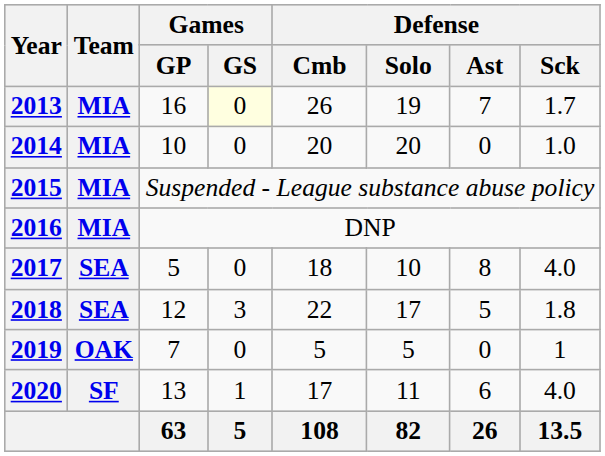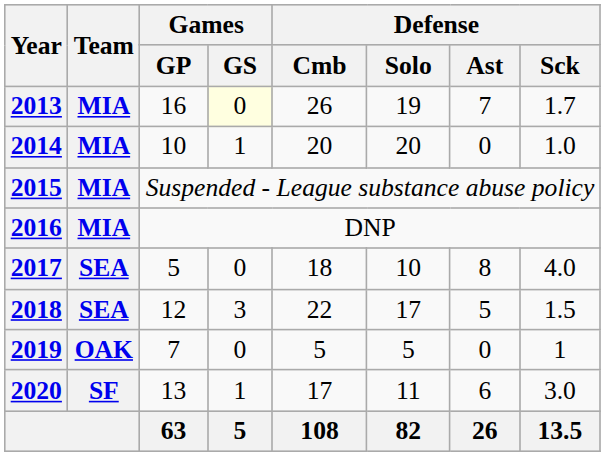(240, 146) 0 -> (240, 146) 1
(560, 308) 1.8 -> (560, 308) 1.5
(560, 390) 4.0 -> (560, 390) 3.0
